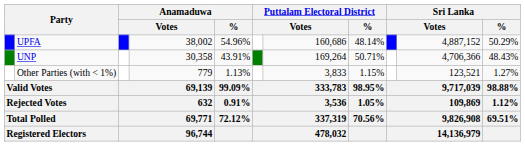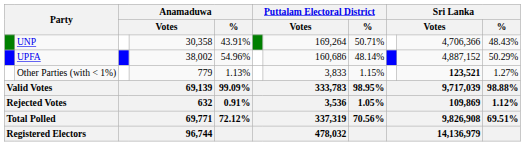rows swapped: (29, 42) <-> (27, 57)
(465, 73) normal -> (465, 73) bold
